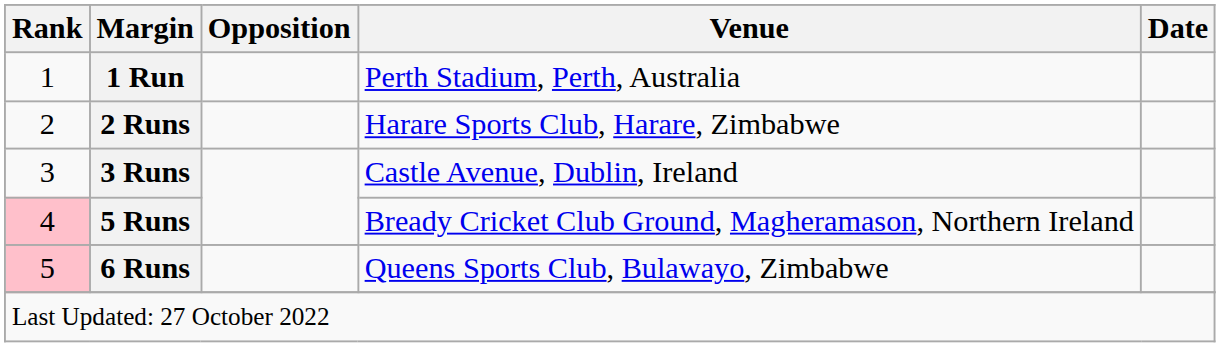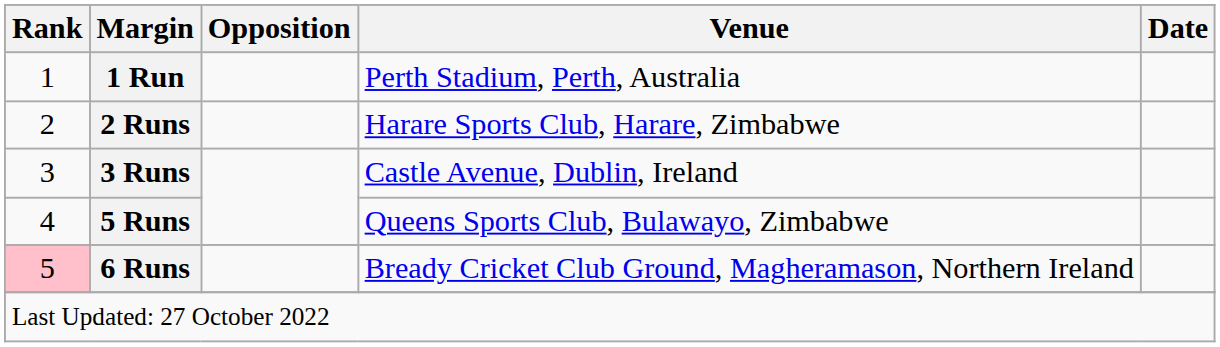(47, 220) pink background -> (47, 220) no background
(749, 220) Bready Cricket Club Ground, Magheramason, Northern Ireland -> (627, 220) Queens Sports Club, Bulawayo, Zimbabwe
(627, 268) Queens Sports Club, Bulawayo, Zimbabwe -> (749, 268) Bready Cricket Club Ground, Magheramason, Northern Ireland
